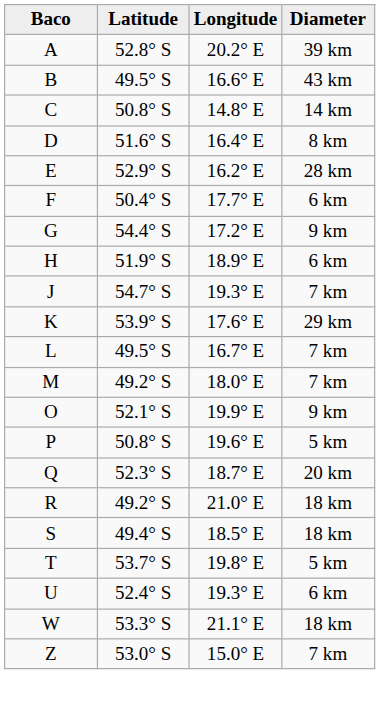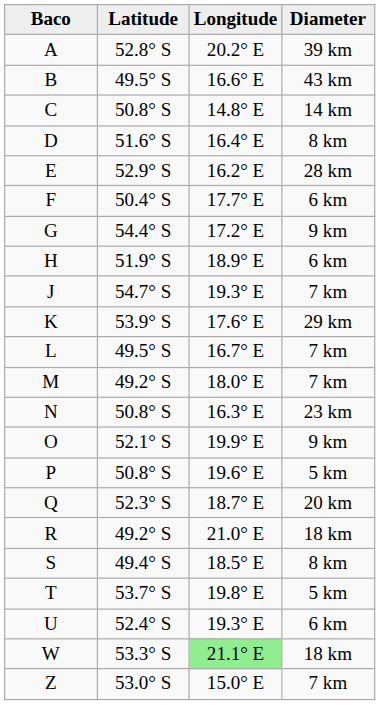+ row: (51, 412)
(328, 532) 18 km -> (328, 563) 8 km
(236, 623) no background -> (236, 653) lightgreen background
